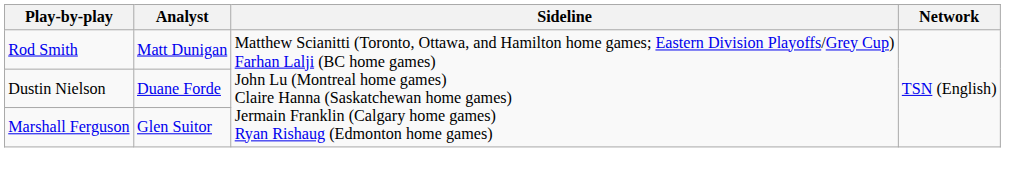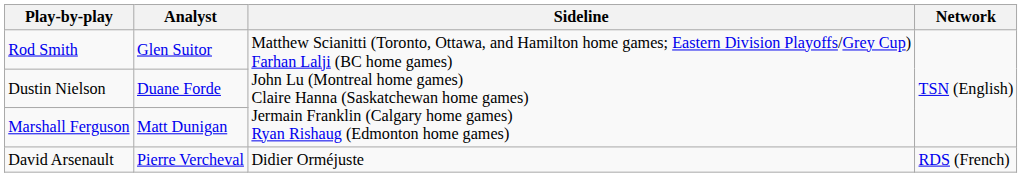(182, 49) Matt Dunigan -> (175, 49) Glen Suitor
(175, 127) Glen Suitor -> (182, 127) Matt Dunigan
+ row: (61, 159)
